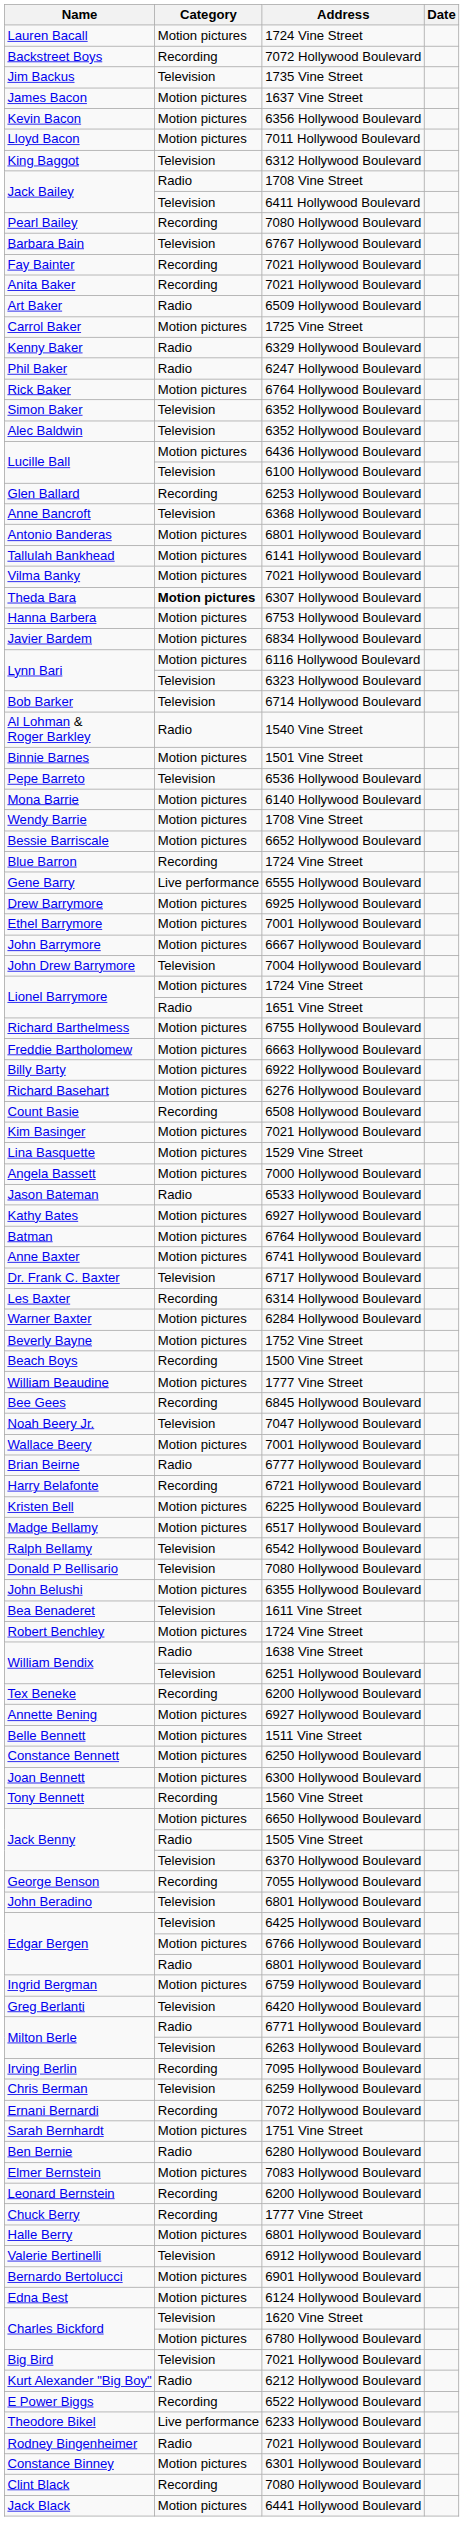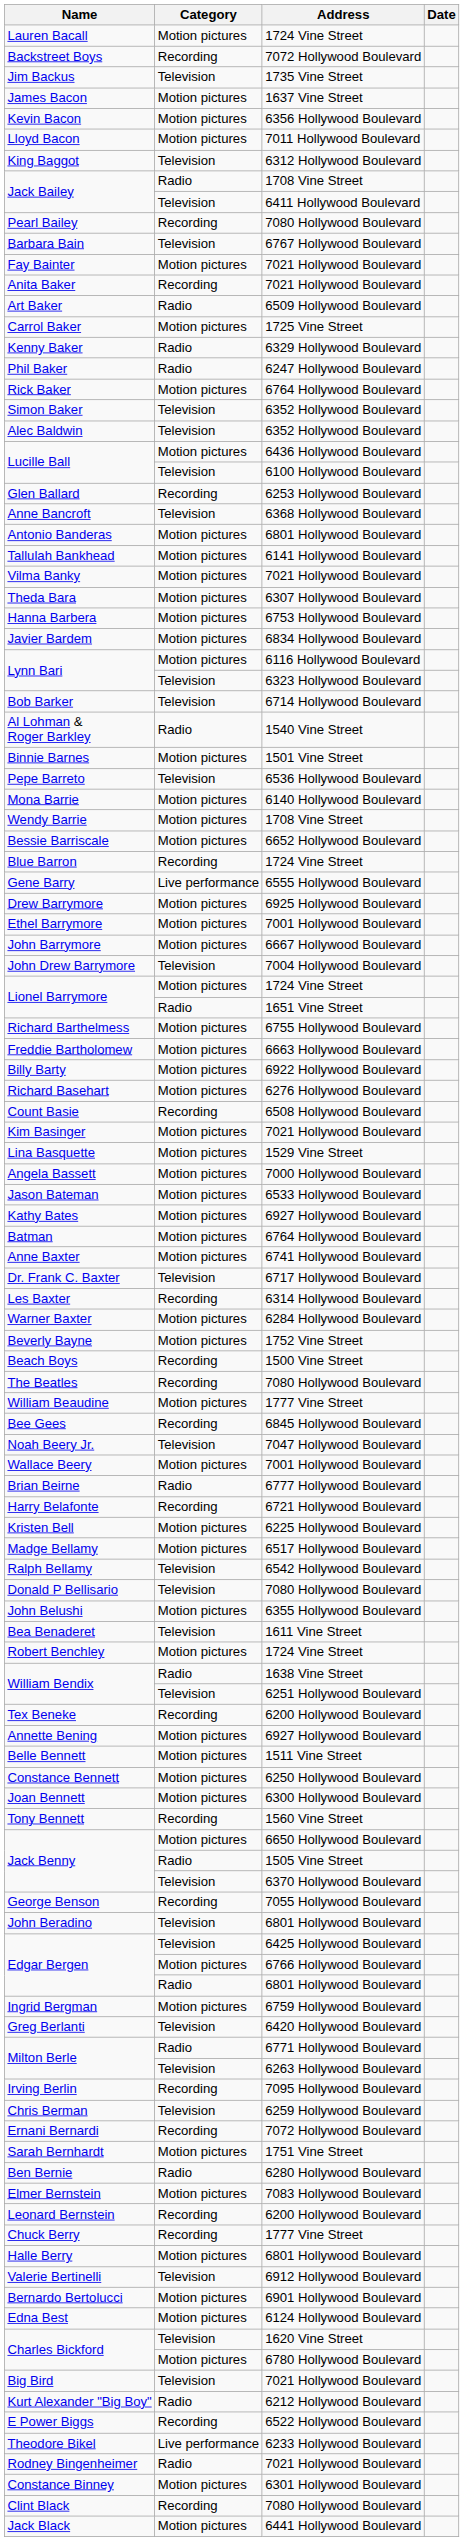(188, 264) Recording -> (202, 264) Motion pictures
(207, 597) bold -> (202, 597) normal
(175, 1194) Radio -> (202, 1194) Motion pictures
+ row: (42, 1382)
